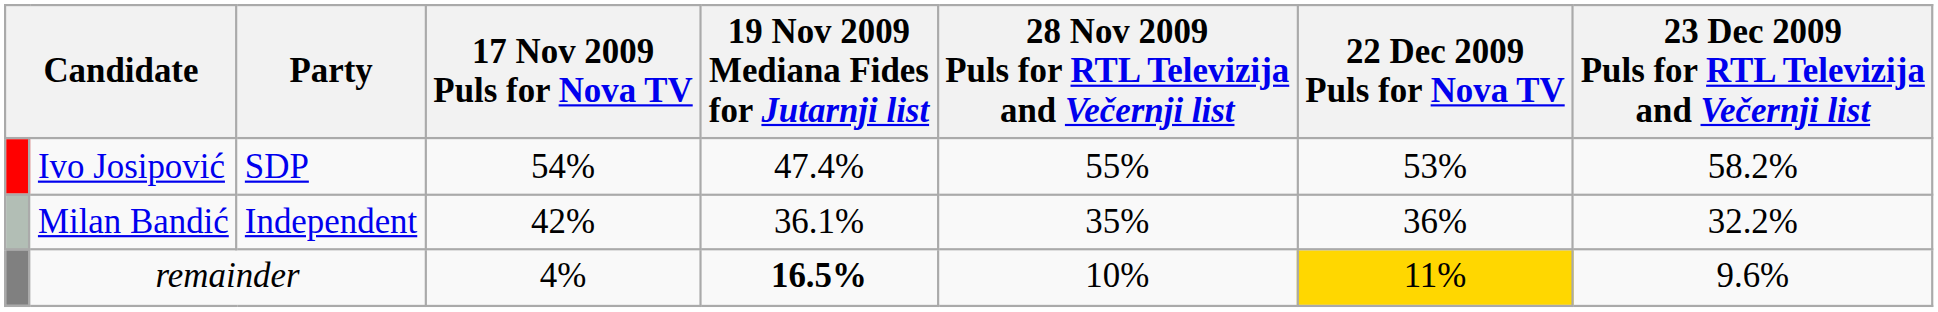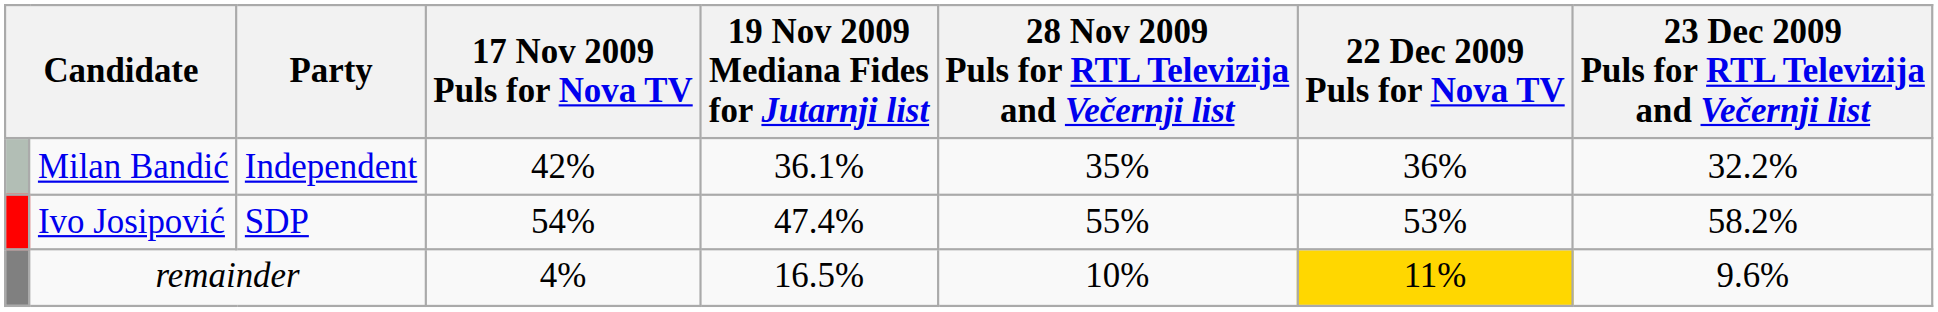rows swapped: (131, 165) <-> (133, 221)
(819, 276) bold -> (819, 276) normal
